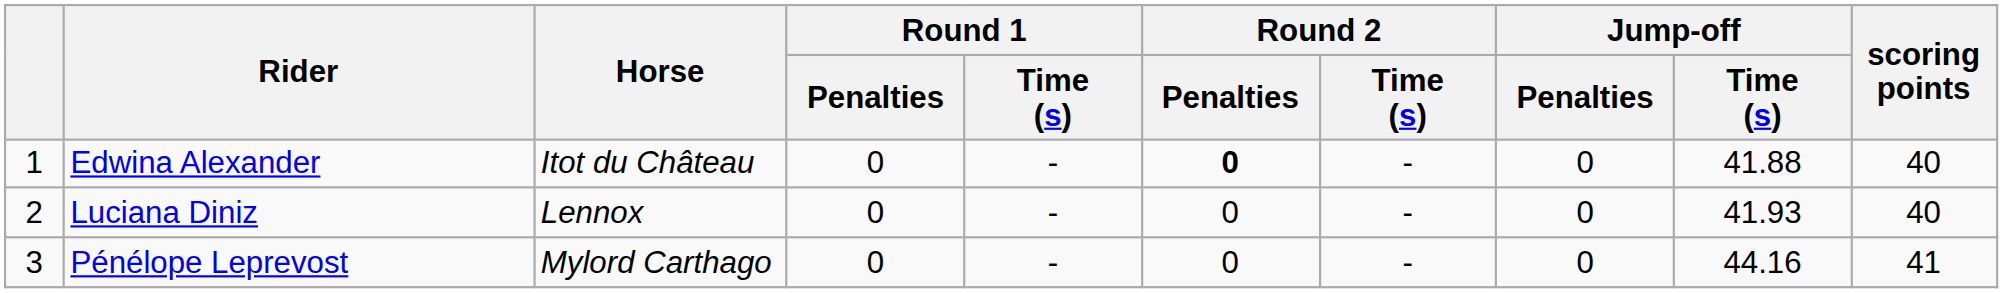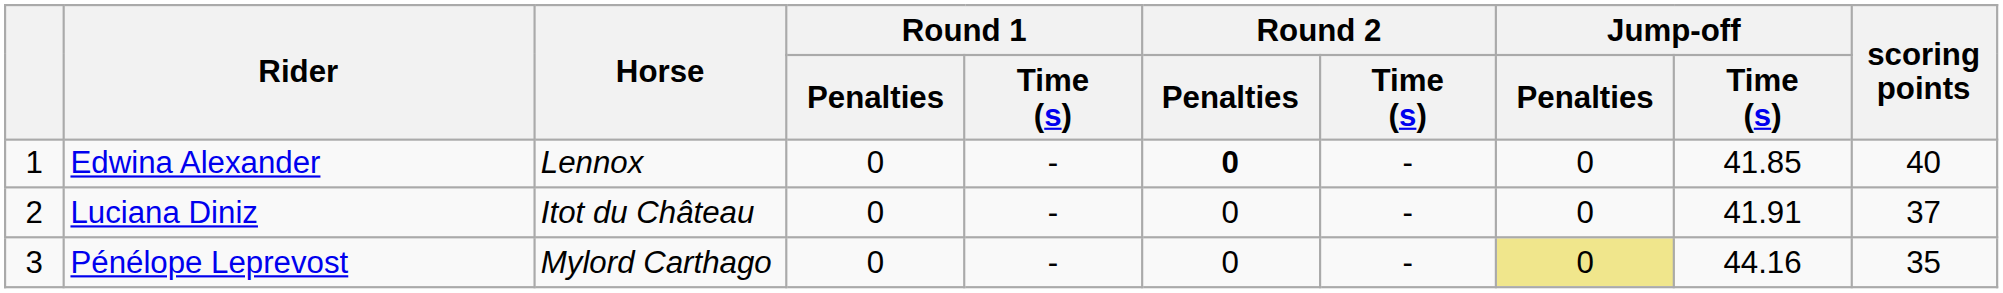(648, 164) Itot du Château -> (592, 164) Lennox
(1762, 164) 41.88 -> (1762, 164) 41.85
(592, 213) Lennox -> (648, 213) Itot du Château
(1762, 213) 41.93 -> (1762, 213) 41.91
(1924, 213) 40 -> (1924, 213) 37
(1585, 262) no background -> (1585, 262) khaki background
(1924, 262) 41 -> (1924, 262) 35
